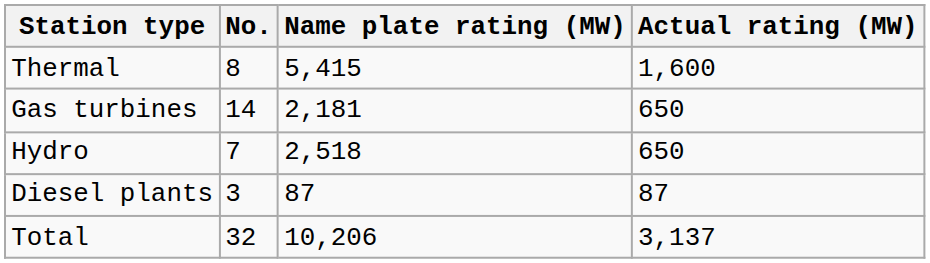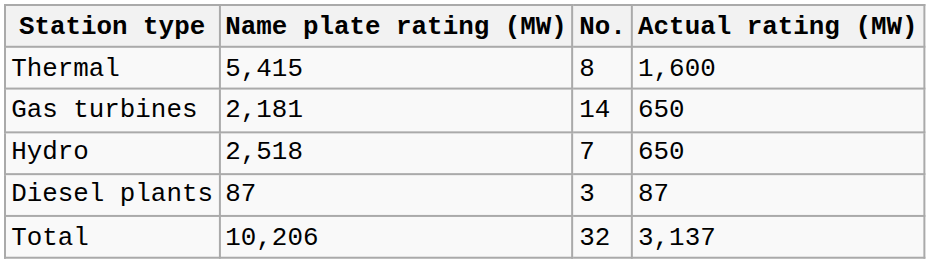columns swapped: (249, 26) <-> (455, 26)
